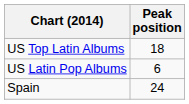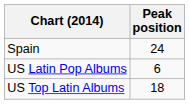rows swapped: (23, 88) <-> (66, 48)
